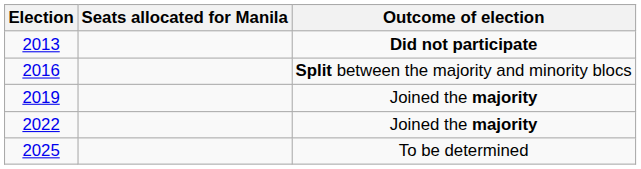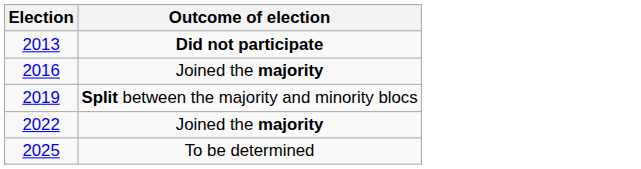- column: (185, 17)
(464, 71) Split between the majority and minority blocs -> (250, 71) Joined the majority
(464, 97) Joined the majority -> (250, 97) Split between the majority and minority blocs
